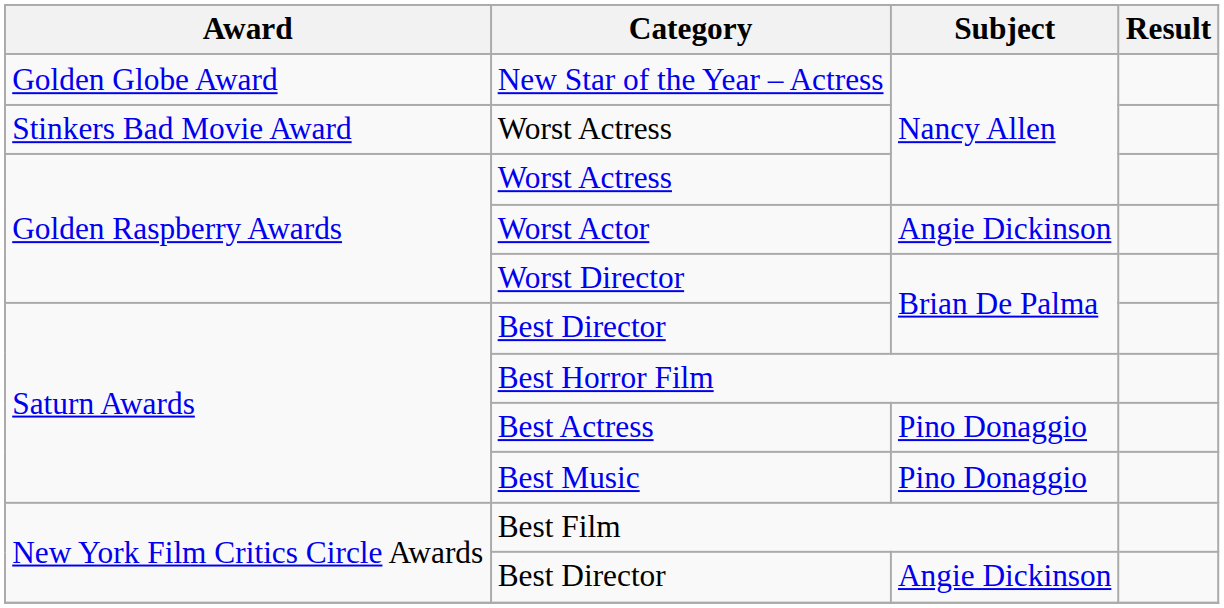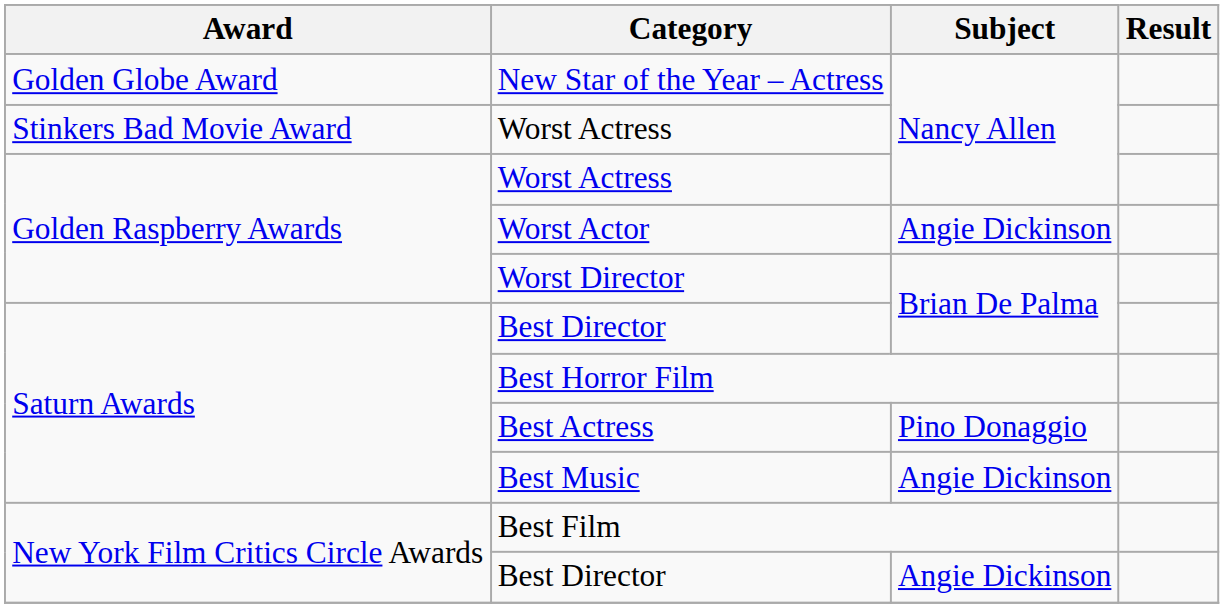(992, 476) Pino Donaggio -> (1005, 476) Angie Dickinson
